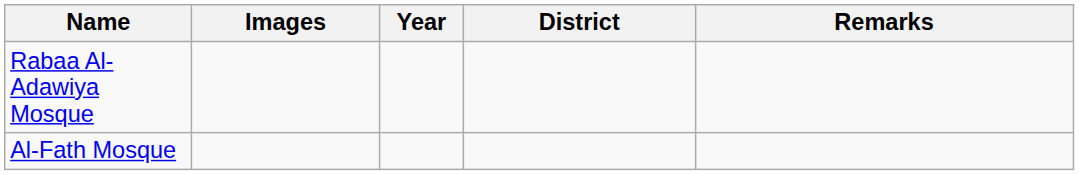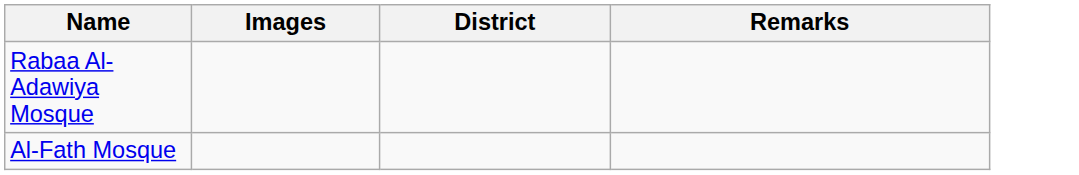- column: (421, 23)
